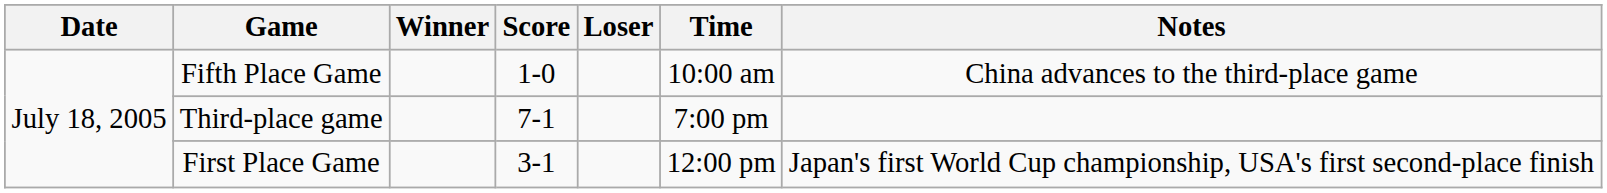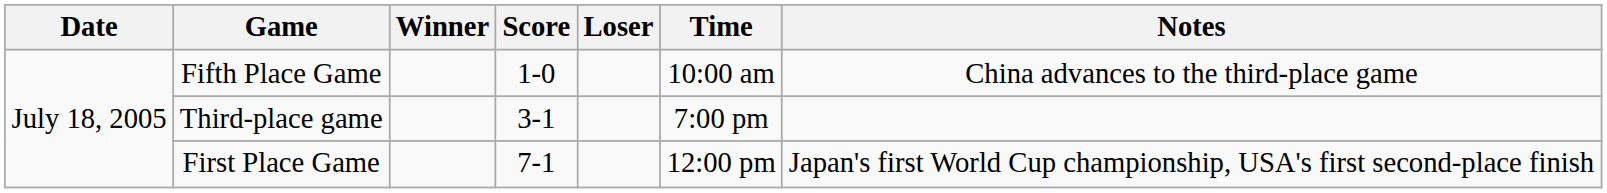(536, 118) 7-1 -> (536, 118) 3-1
(536, 163) 3-1 -> (536, 163) 7-1
